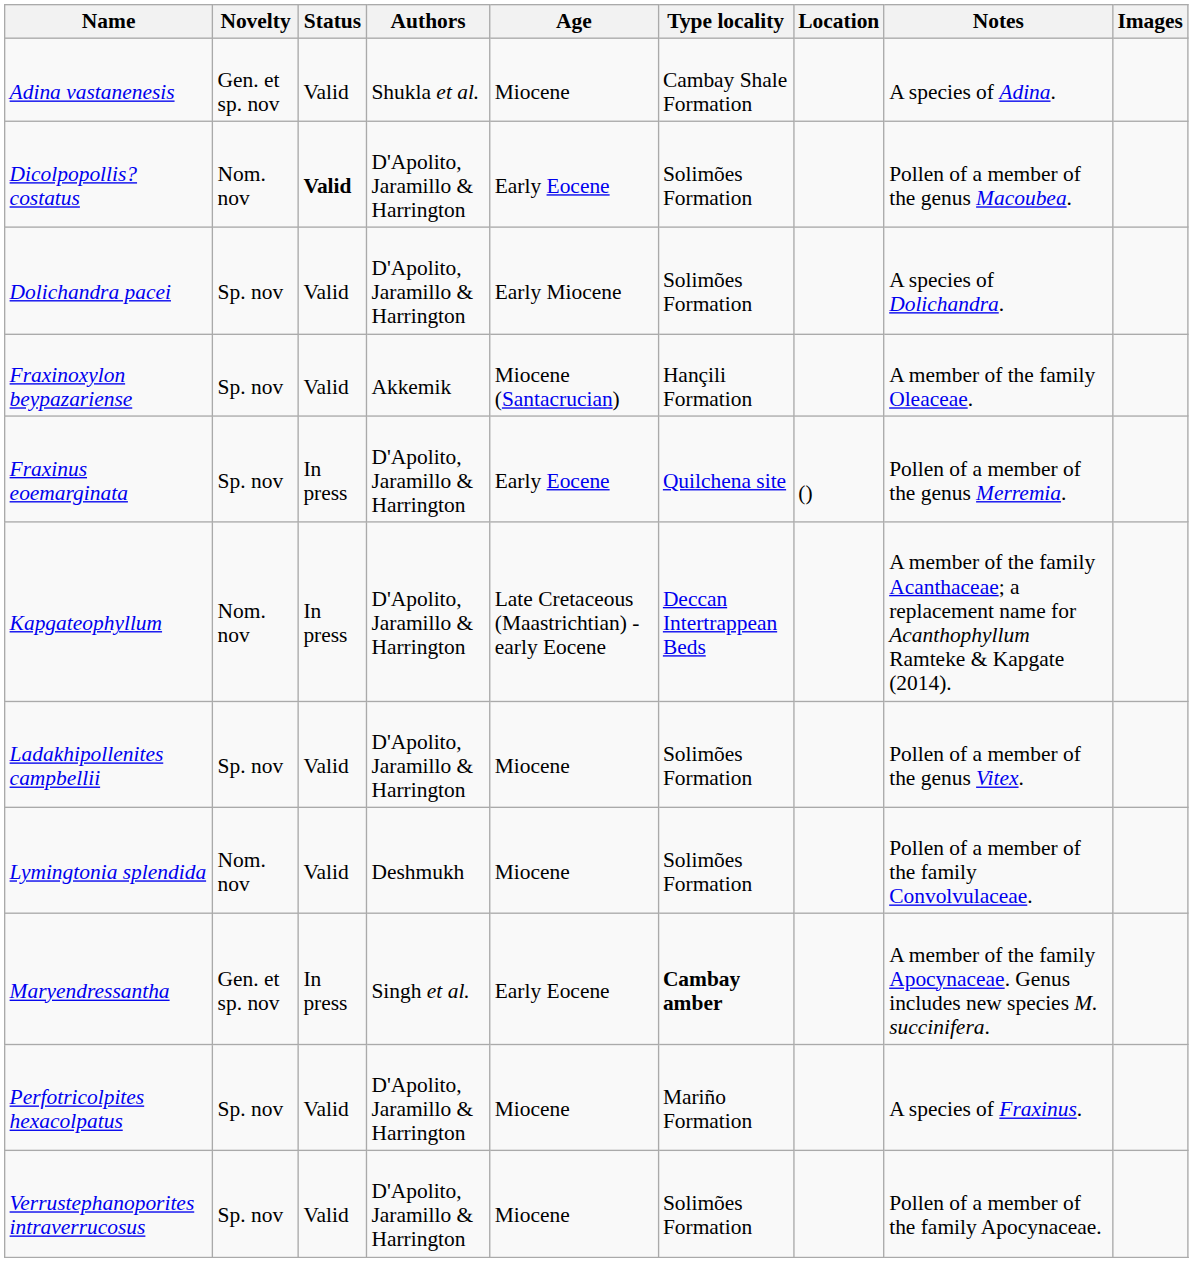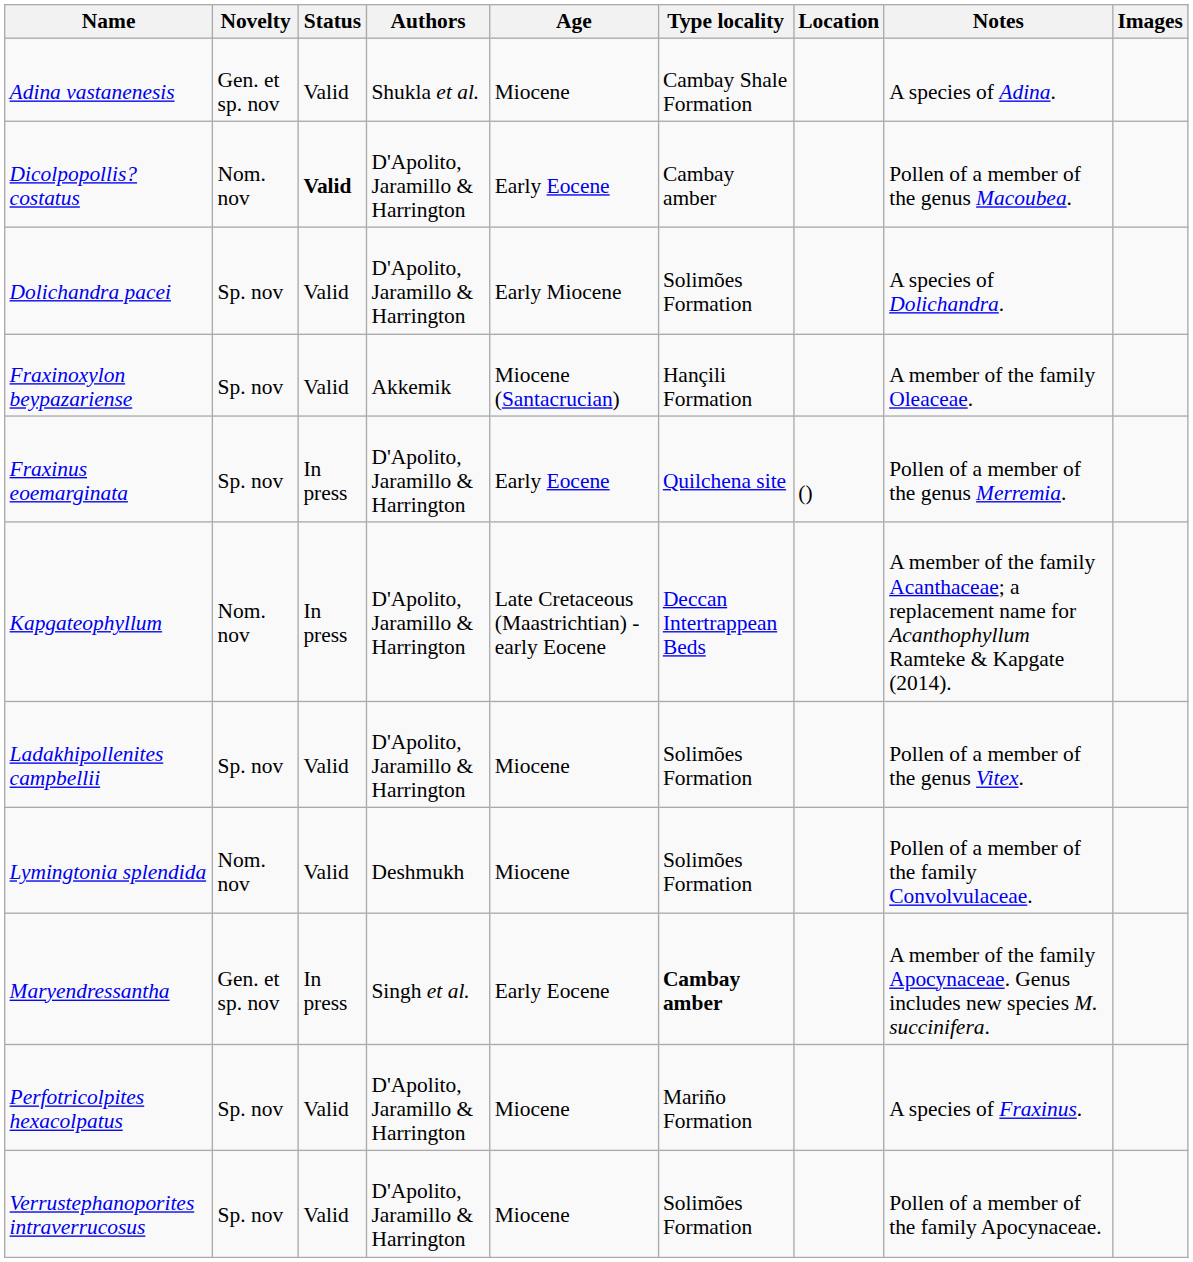(708, 185) Solimões Formation -> (699, 185) Cambay amber
